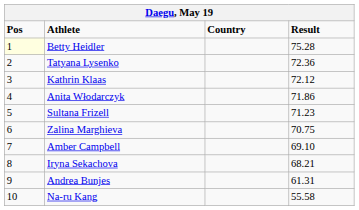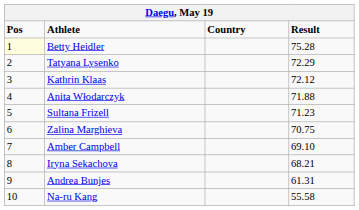(303, 63) 72.36 -> (303, 63) 72.29
(303, 96) 71.86 -> (303, 96) 71.88
